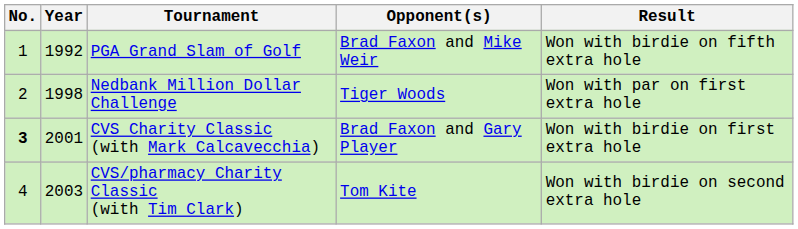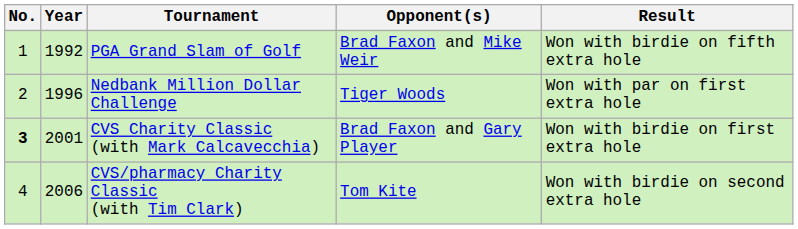(64, 96) 1998 -> (64, 96) 1996
(64, 193) 2003 -> (64, 193) 2006
